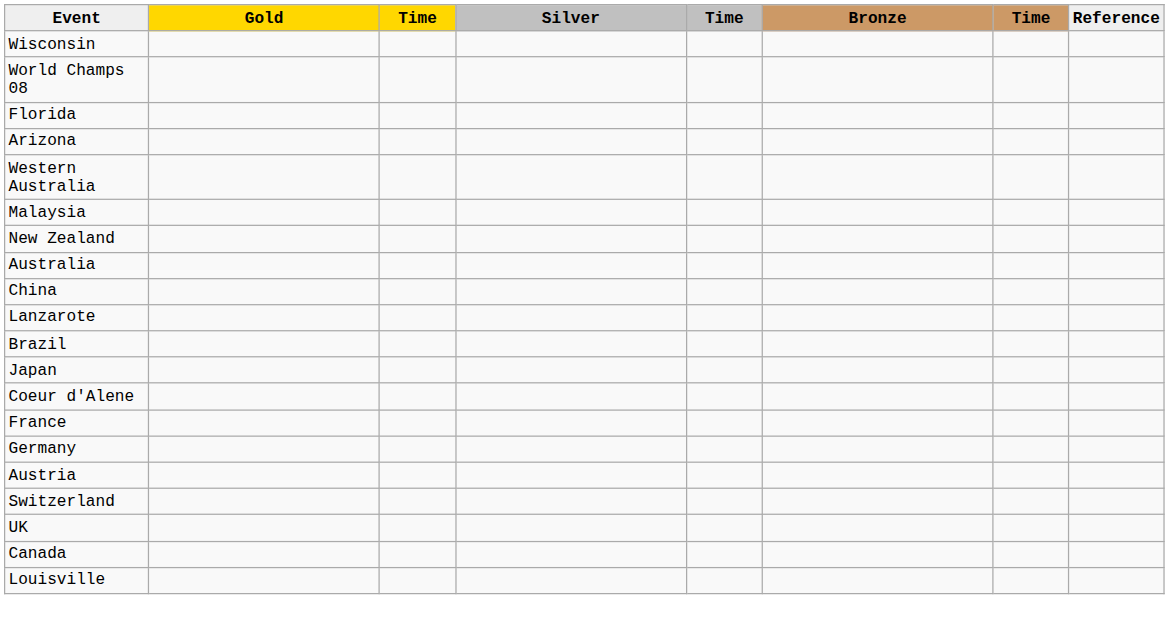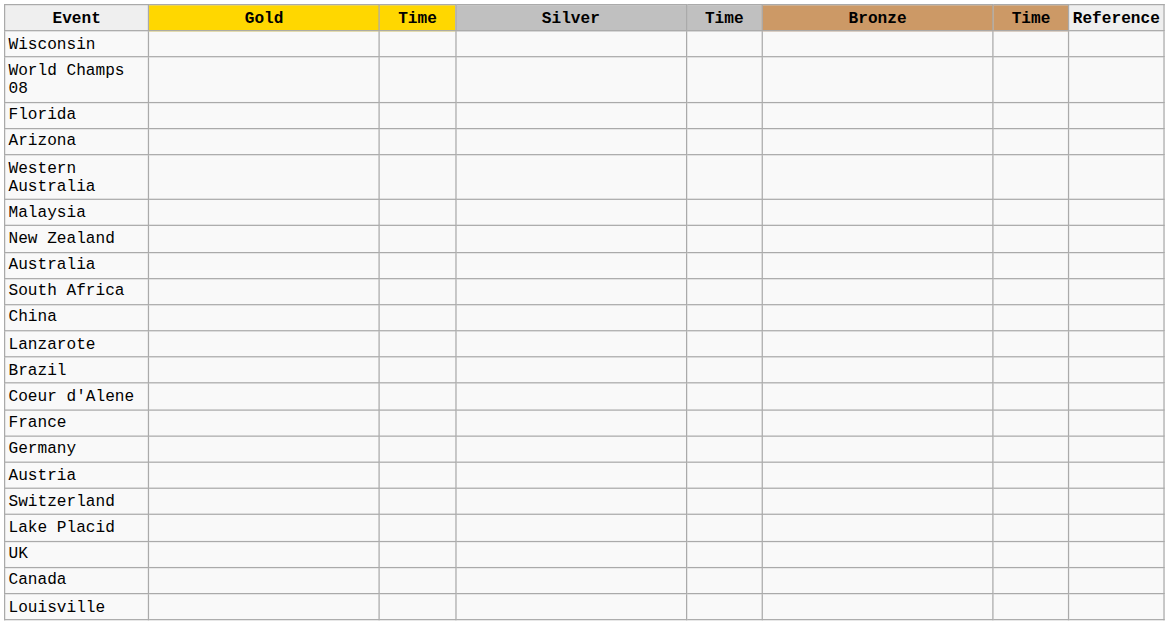+ row: (67, 291)
- row: (33, 370)
+ row: (62, 528)
